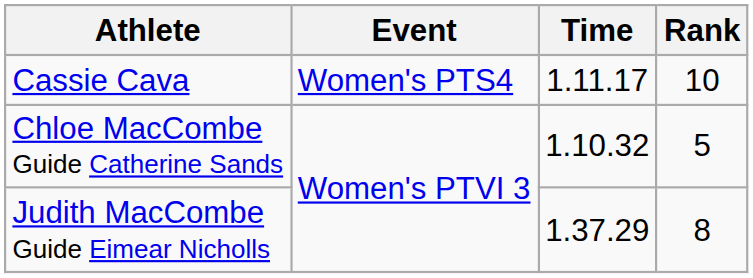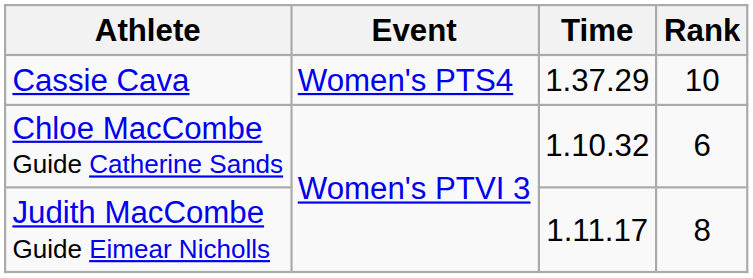(597, 80) 1.11.17 -> (597, 80) 1.37.29
(702, 146) 5 -> (702, 146) 6
(597, 230) 1.37.29 -> (597, 230) 1.11.17
